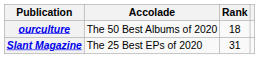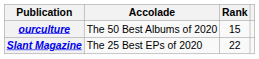(235, 29) 18 -> (235, 29) 15
(235, 45) 31 -> (235, 45) 22
